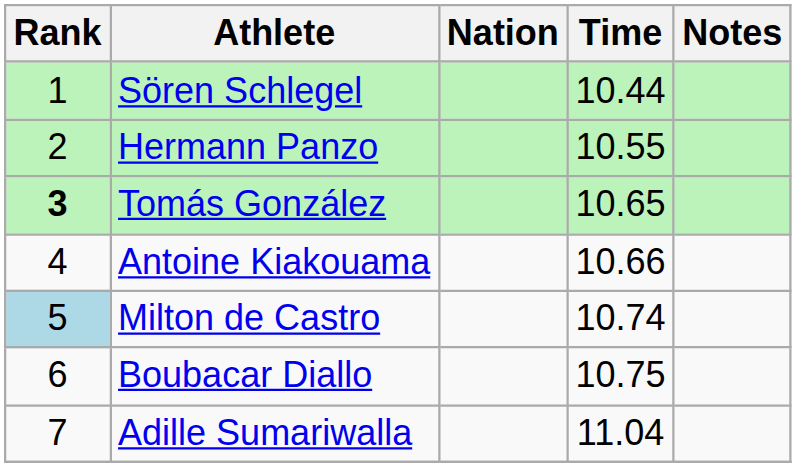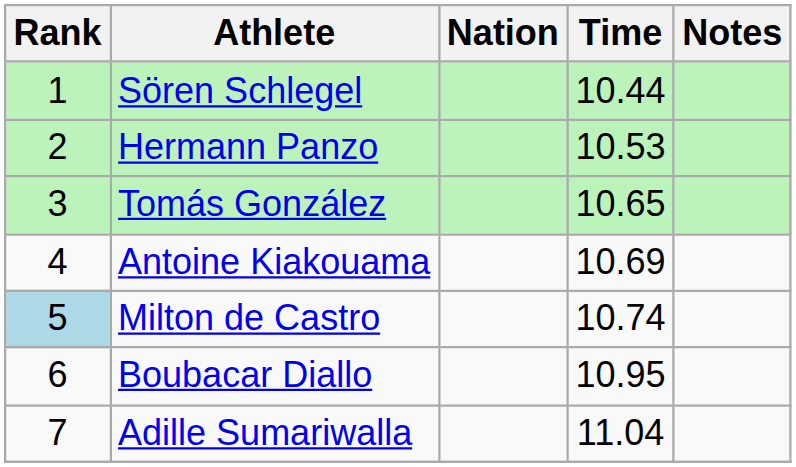(621, 147) 10.55 -> (621, 147) 10.53
(57, 204) bold -> (57, 204) normal
(621, 261) 10.66 -> (621, 261) 10.69
(621, 375) 10.75 -> (621, 375) 10.95
